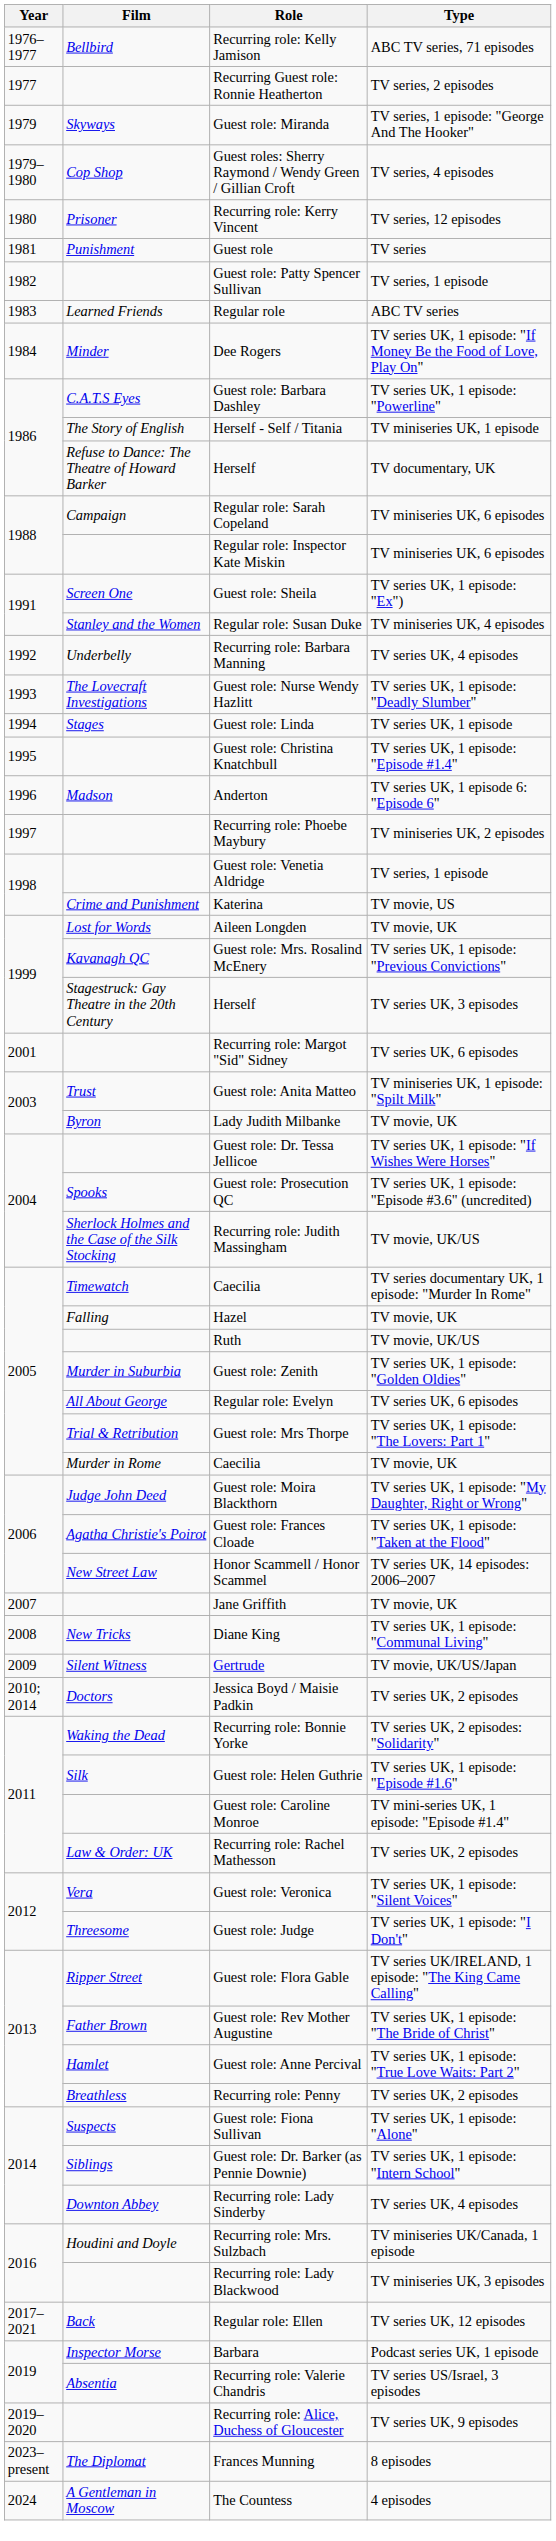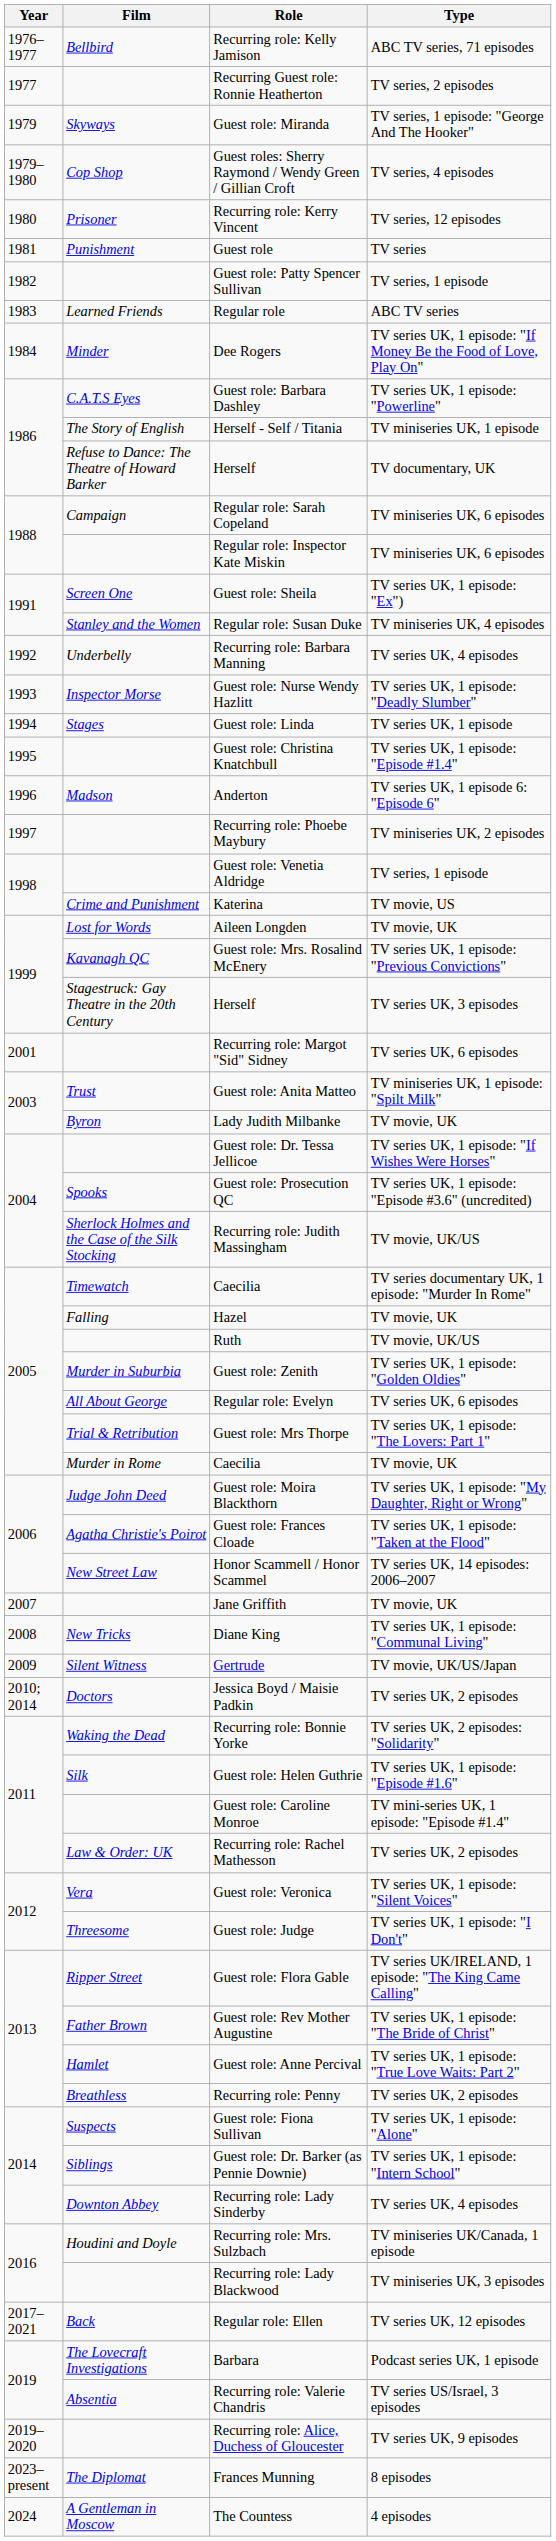(107, 694) The Lovecraft Investigations -> (114, 694) Inspector Morse
(114, 2352) Inspector Morse -> (107, 2360) The Lovecraft Investigations
